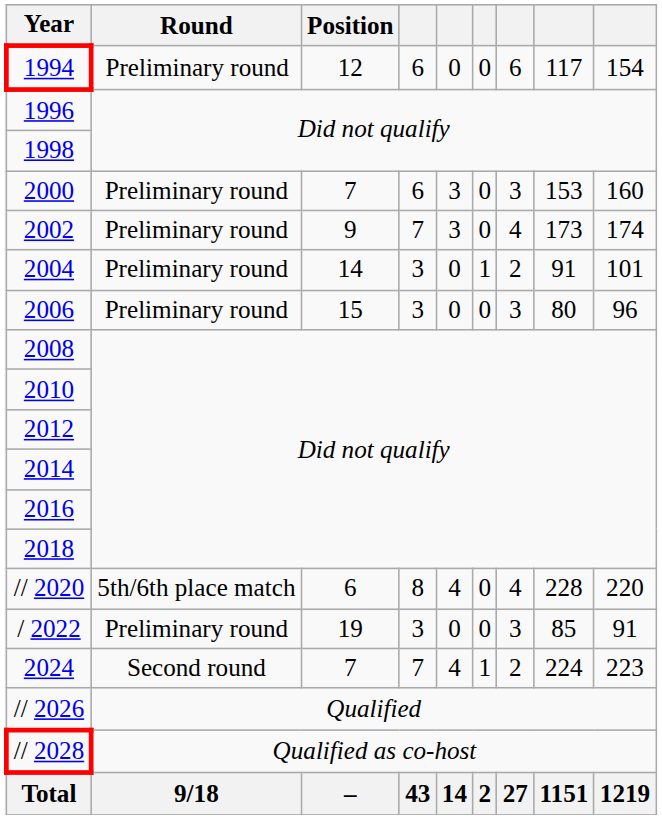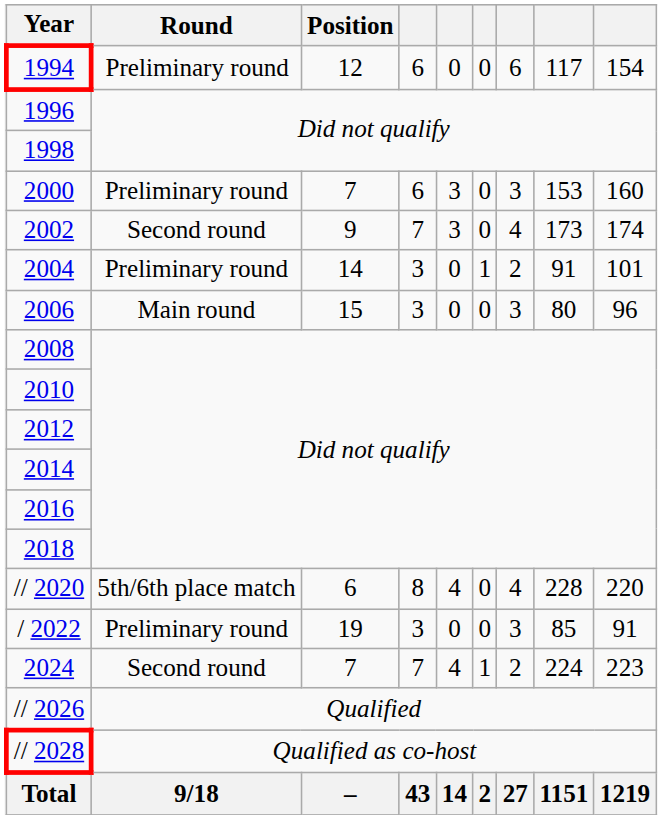(196, 229) Preliminary round -> (196, 229) Second round
(196, 309) Preliminary round -> (196, 309) Main round
